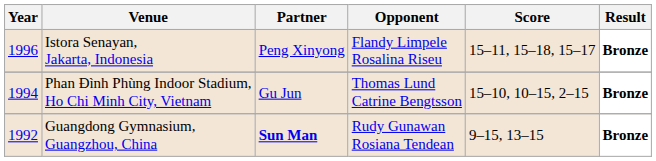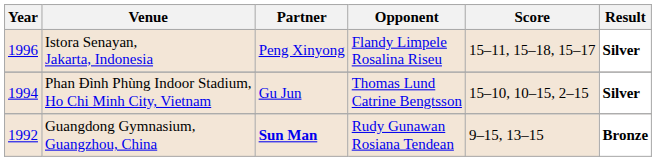(625, 50) Bronze -> (621, 50) Silver
(625, 93) Bronze -> (621, 93) Silver
